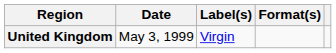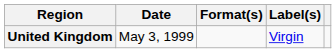columns swapped: (290, 15) <-> (226, 15)
